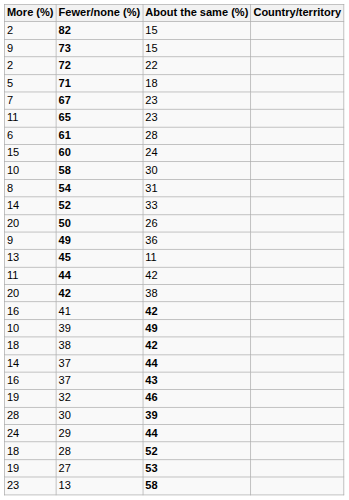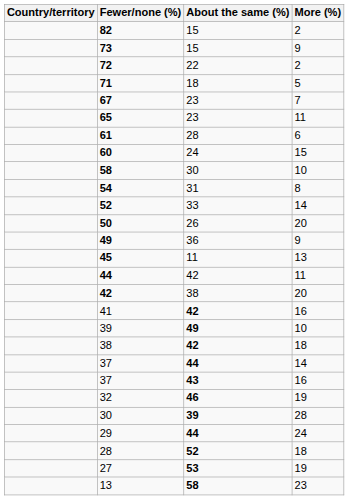columns swapped: (297, 13) <-> (30, 13)
